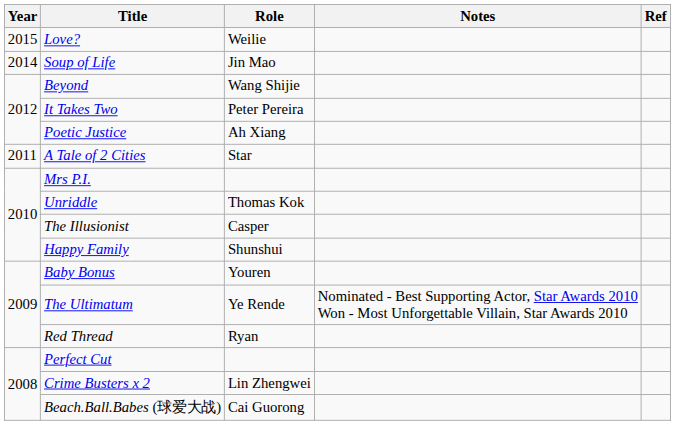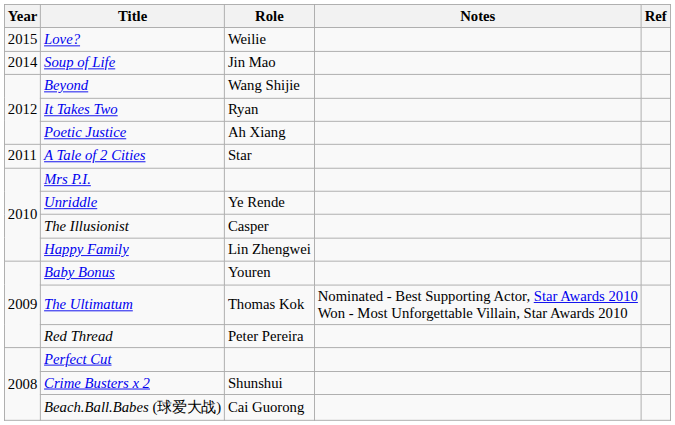(266, 109) Peter Pereira -> (243, 109) Ryan
(266, 202) Thomas Kok -> (256, 202) Ye Rende
(255, 249) Shunshui -> (269, 249) Lin Zhengwei
(256, 304) Ye Rende -> (266, 304) Thomas Kok
(243, 336) Ryan -> (266, 336) Peter Pereira
(269, 382) Lin Zhengwei -> (255, 382) Shunshui
